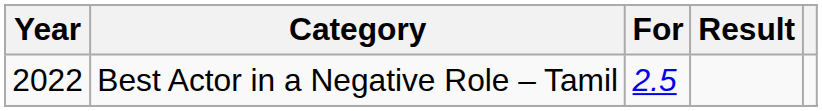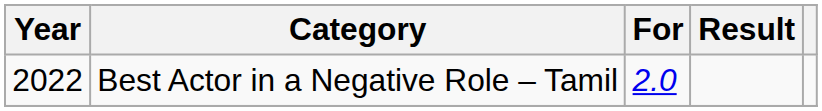(655, 79) 2.5 -> (655, 79) 2.0
